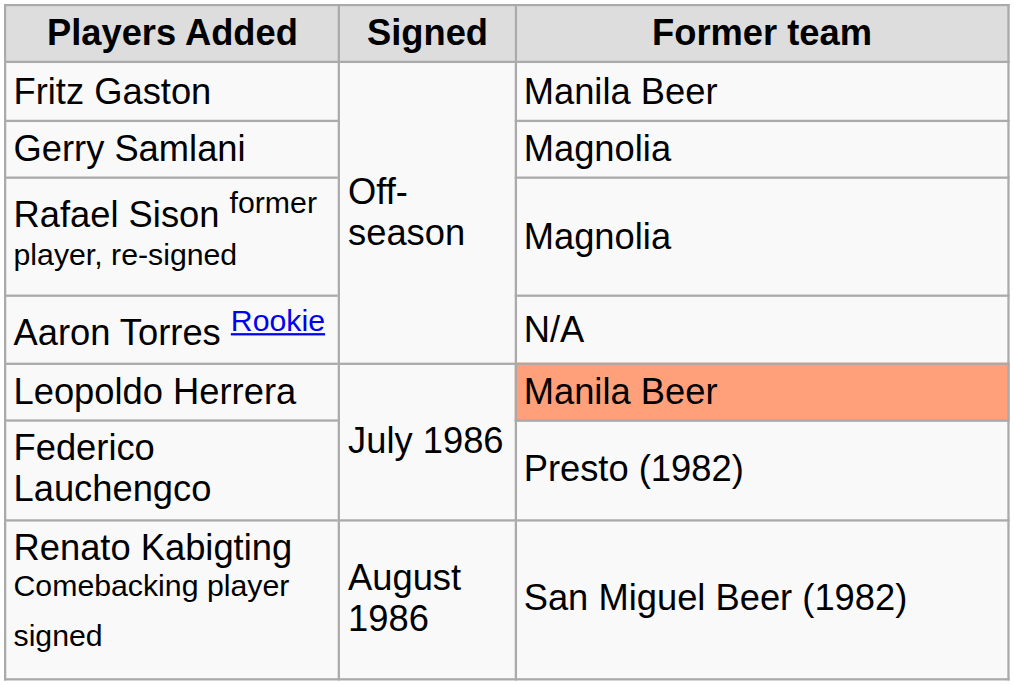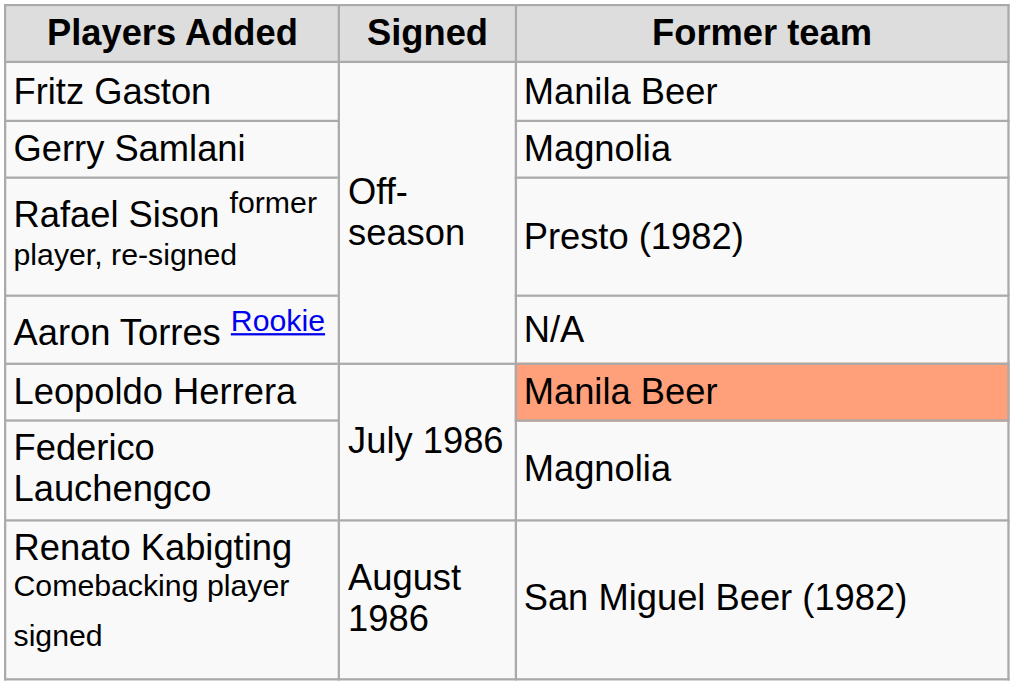(597, 236) Magnolia -> (634, 236) Presto (1982)
(634, 469) Presto (1982) -> (597, 469) Magnolia
